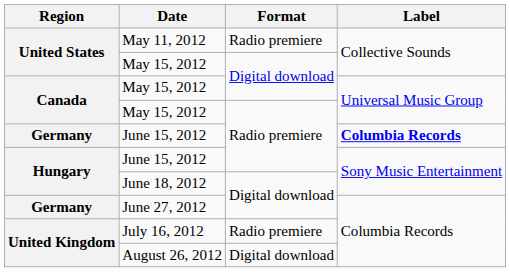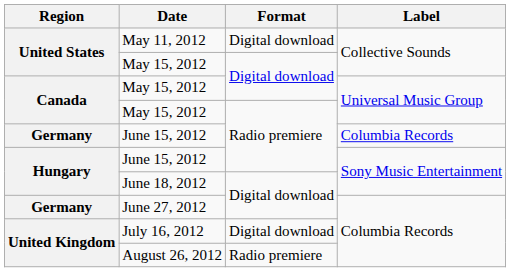(276, 40) Radio premiere -> (281, 40) Digital download
(401, 135) bold -> (397, 135) normal
(276, 231) Radio premiere -> (281, 231) Digital download
(281, 254) Digital download -> (276, 254) Radio premiere
